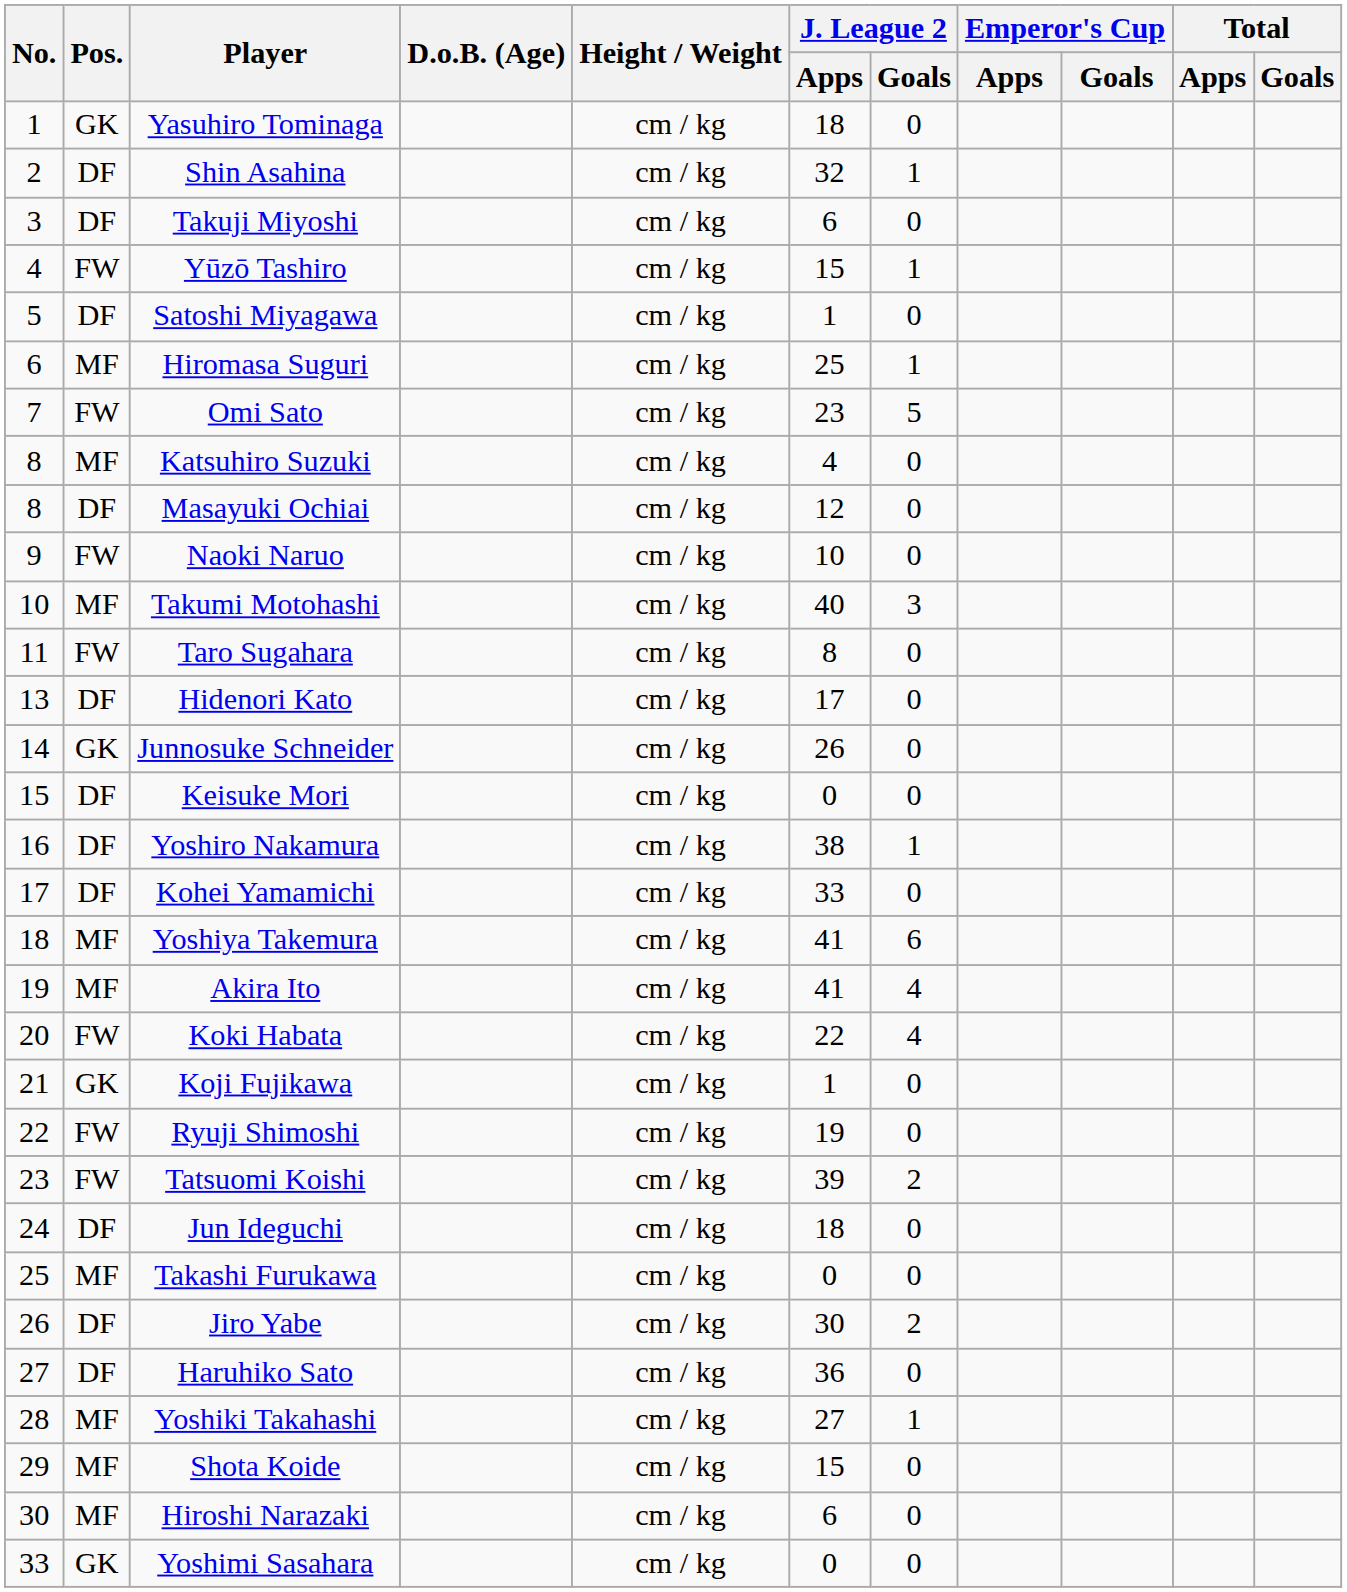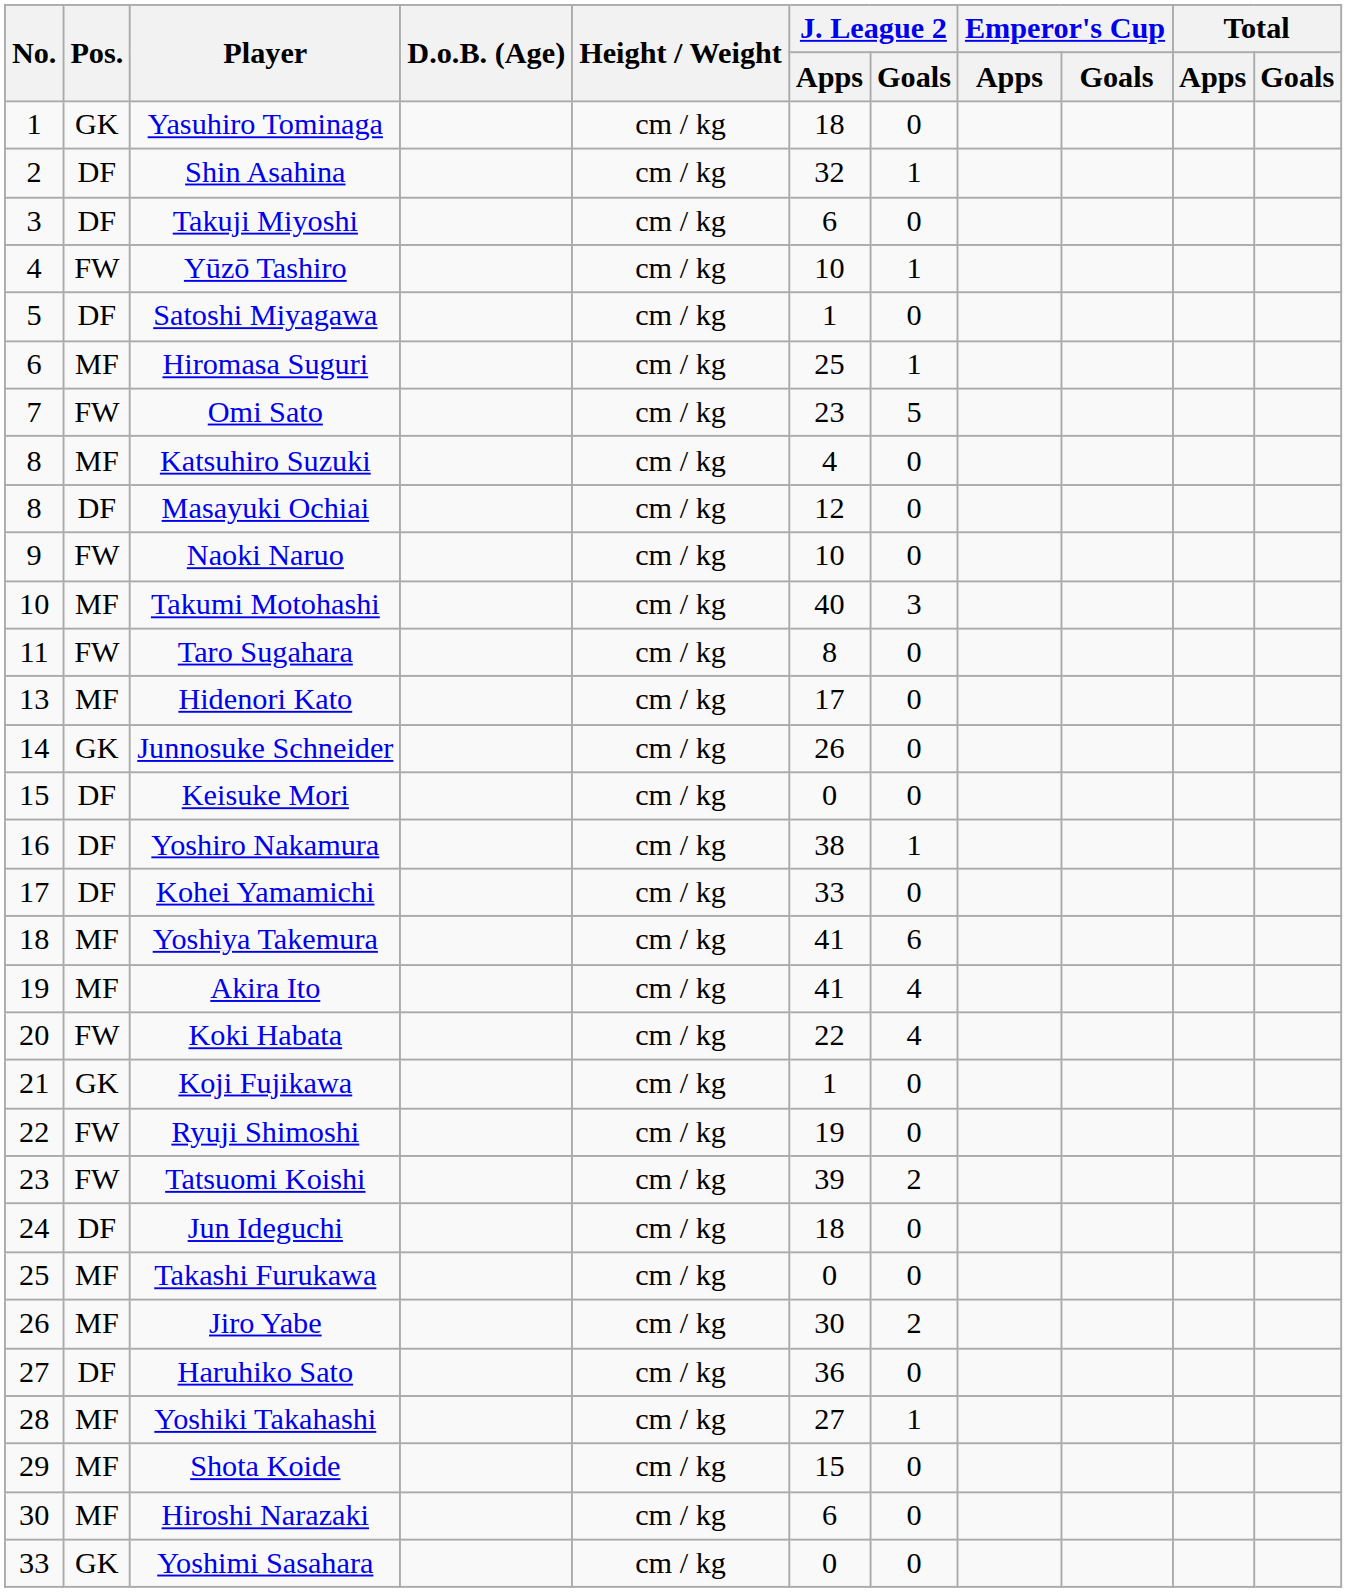(829, 268) 15 -> (829, 268) 10
(97, 699) DF -> (97, 699) MF
(97, 1323) DF -> (97, 1323) MF
